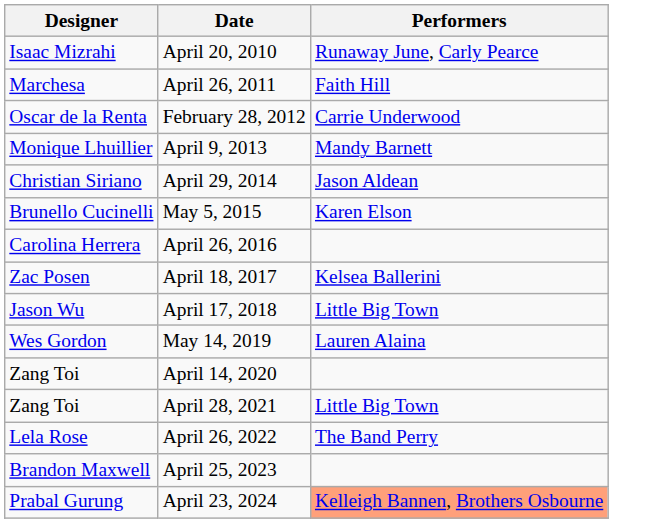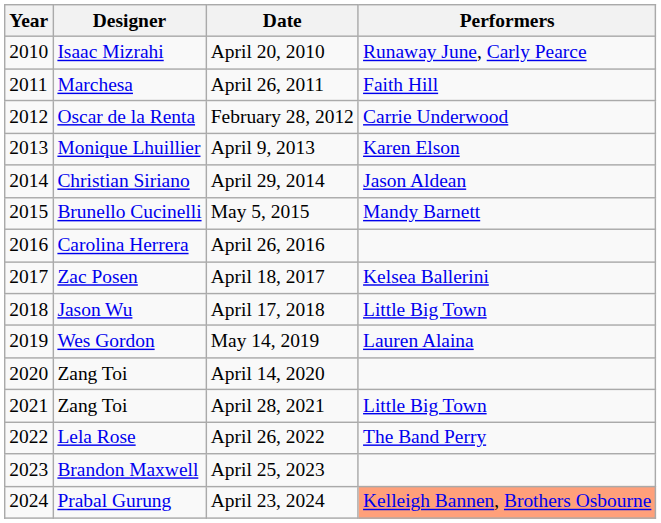+ column: (29, 20)
(374, 148) Mandy Barnett -> (411, 148) Karen Elson
(363, 212) Karen Elson -> (422, 212) Mandy Barnett
